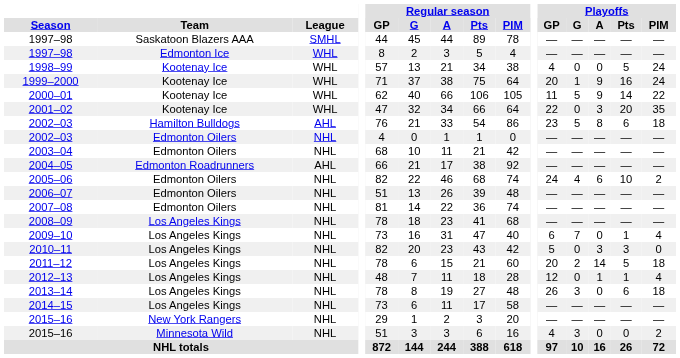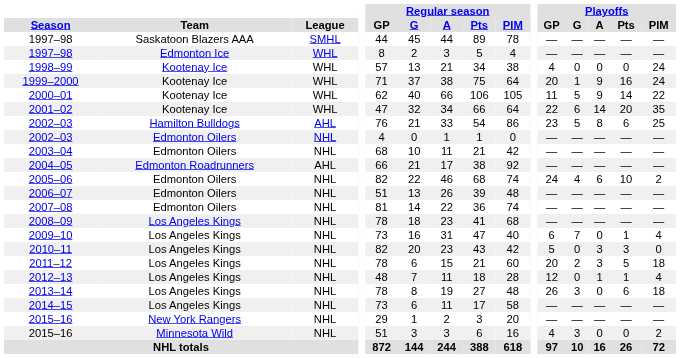(626, 67) 5 -> (626, 67) 0
(577, 109) 0 -> (577, 109) 6
(600, 109) 3 -> (600, 109) 14
(659, 123) 18 -> (659, 123) 25
(600, 263) 14 -> (600, 263) 3
